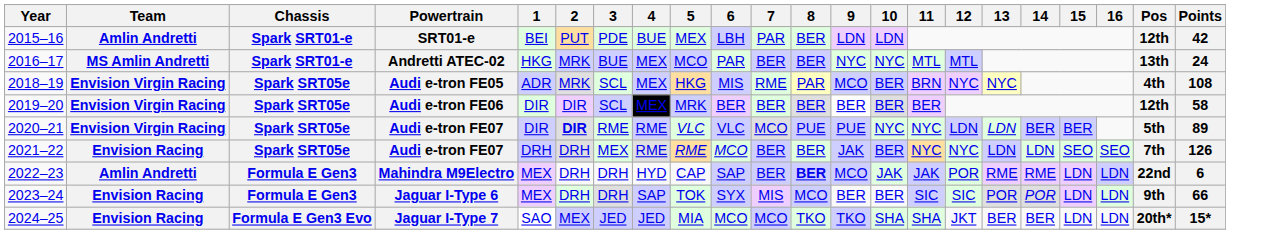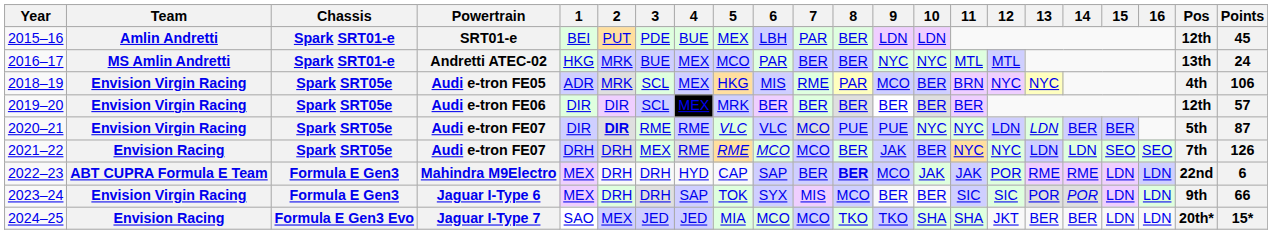(1200, 38) 42 -> (1242, 38) 45
(1200, 83) 108 -> (1242, 83) 106
(1200, 105) 58 -> (1242, 105) 57
(1200, 128) 89 -> (1242, 128) 87
(771, 150) BER -> (813, 150) MCO
(148, 173) Amlin Andretti -> (169, 173) ABT CUPRA Formula E Team
(148, 195) Envision Racing -> (169, 195) Envision Virgin Racing
